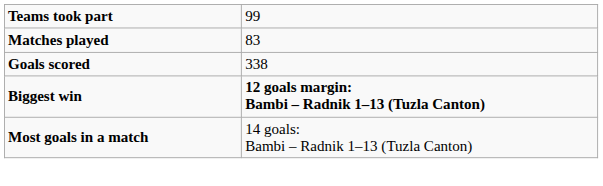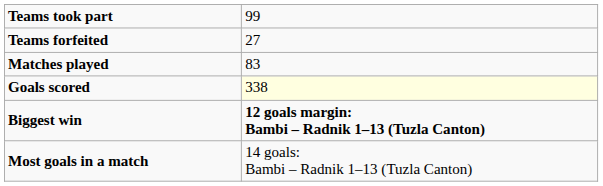+ row: (58, 40)
(256, 64) no background -> (256, 87) lightyellow background
